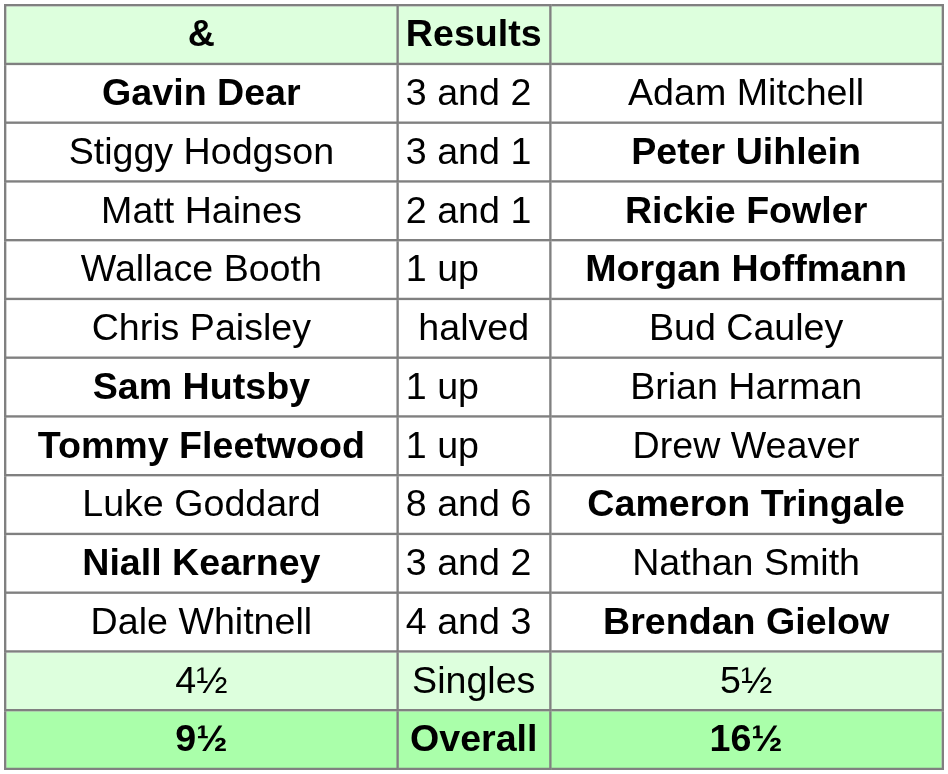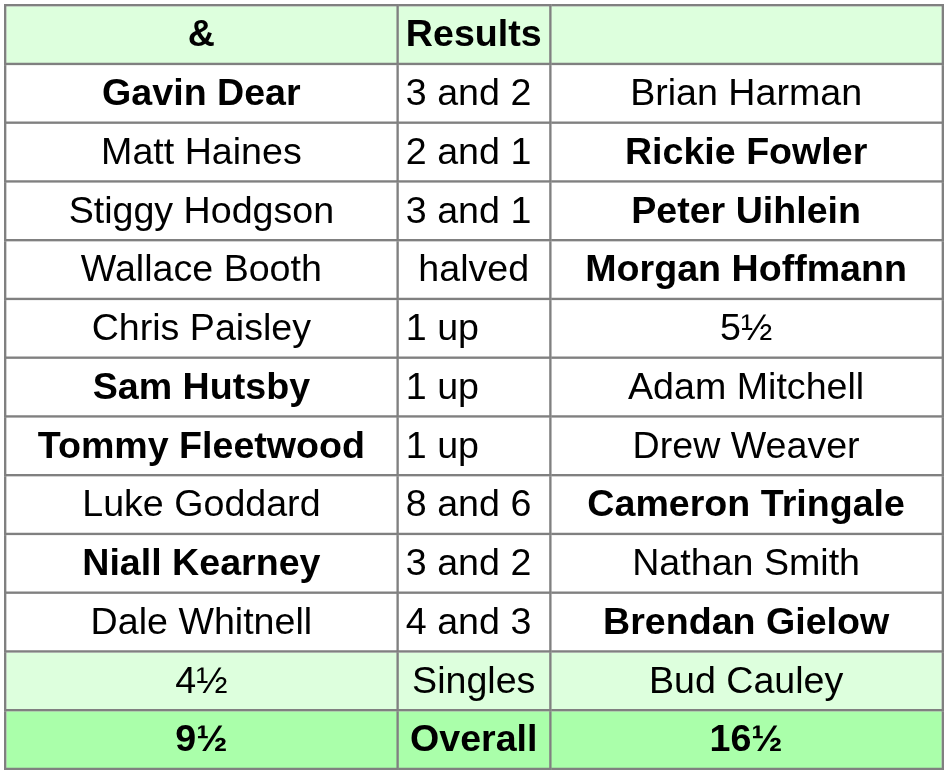(746, 92) Adam Mitchell -> (746, 92) Brian Harman
rows swapped: (201, 210) <-> (201, 151)
(442, 268) 1 up -> (474, 268) halved
(474, 327) halved -> (442, 327) 1 up
(746, 327) Bud Cauley -> (746, 327) 5½
(746, 386) Brian Harman -> (746, 386) Adam Mitchell
(746, 680) 5½ -> (746, 680) Bud Cauley
